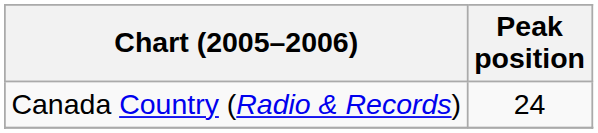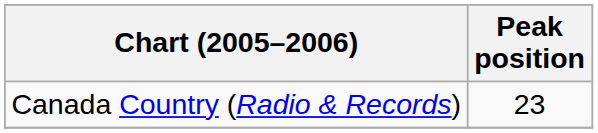(530, 104) 24 -> (530, 104) 23
